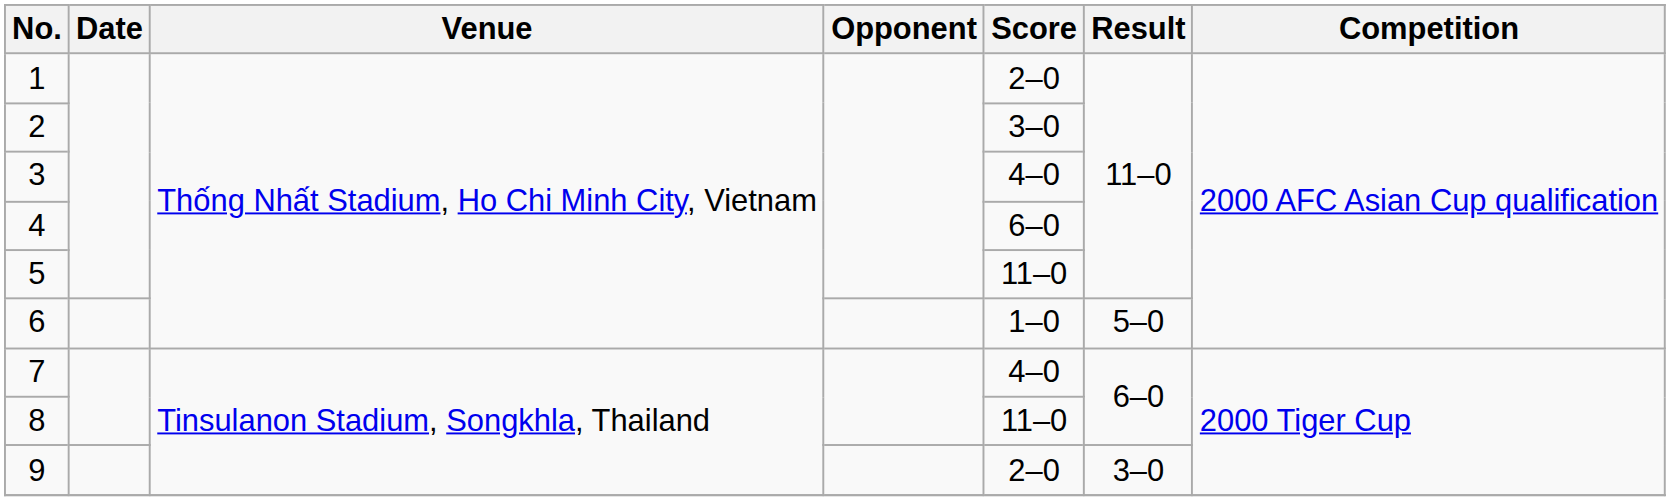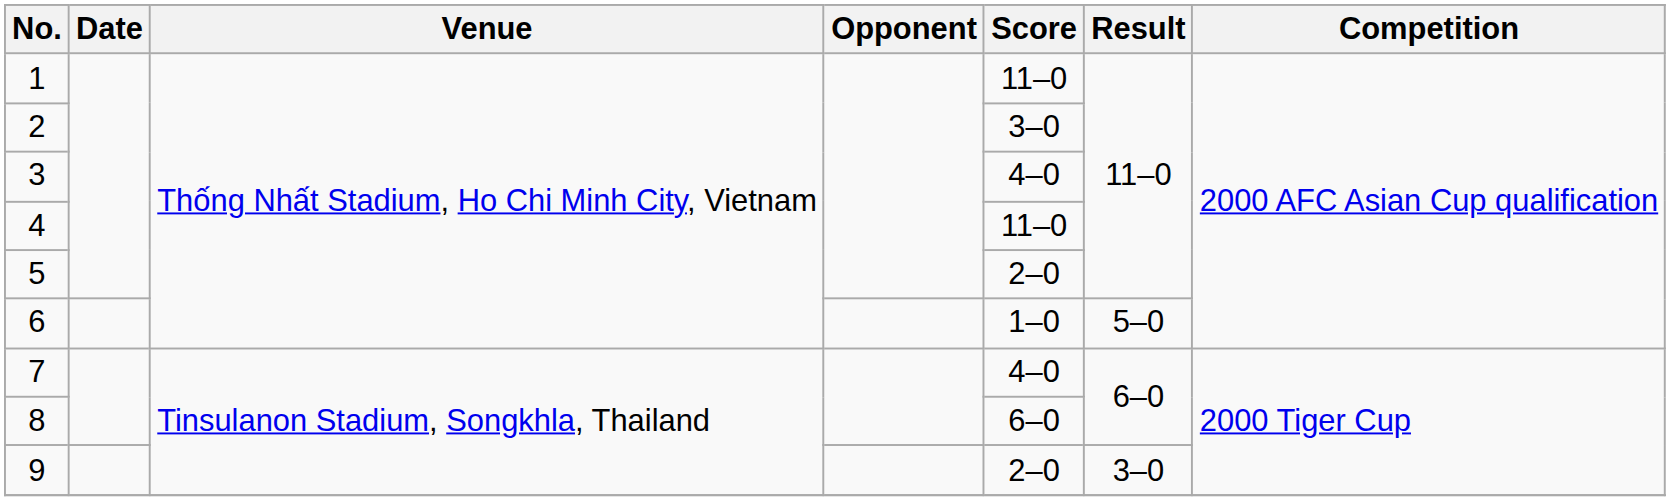(1034, 77) 2–0 -> (1034, 77) 11–0
(1034, 224) 6–0 -> (1034, 224) 11–0
(1034, 273) 11–0 -> (1034, 273) 2–0
(1034, 420) 11–0 -> (1034, 420) 6–0
